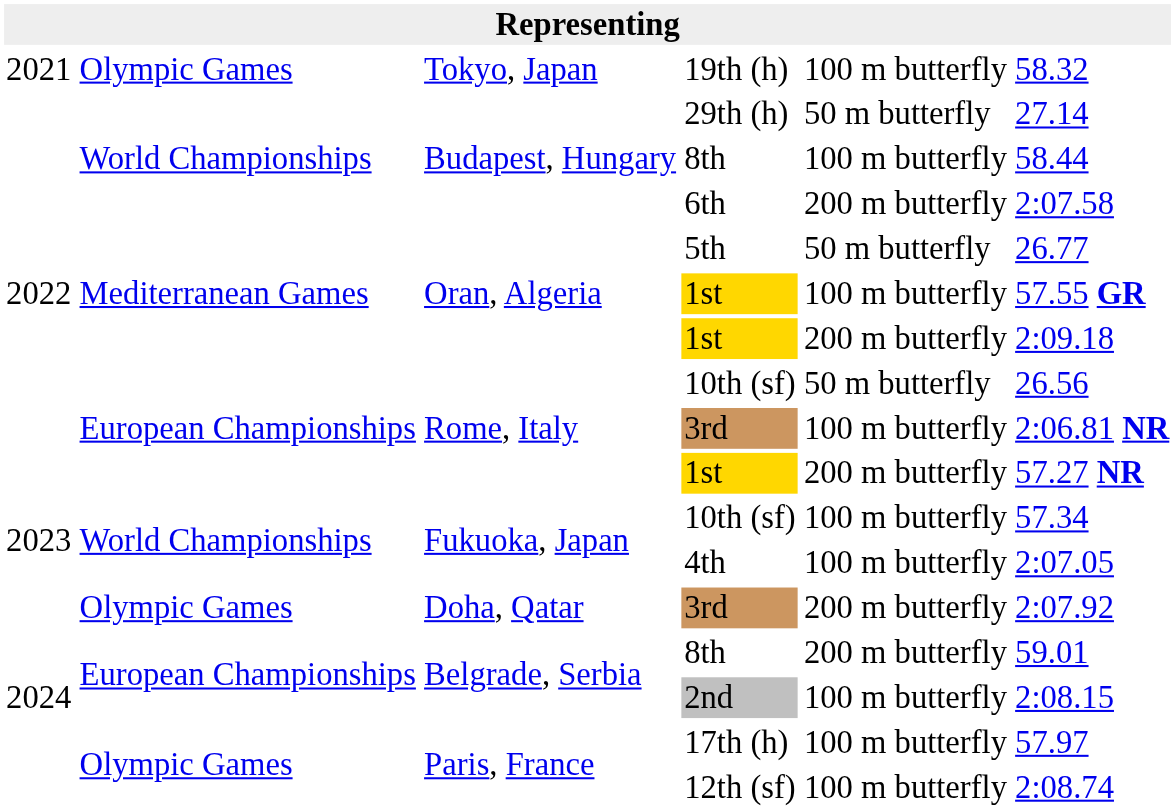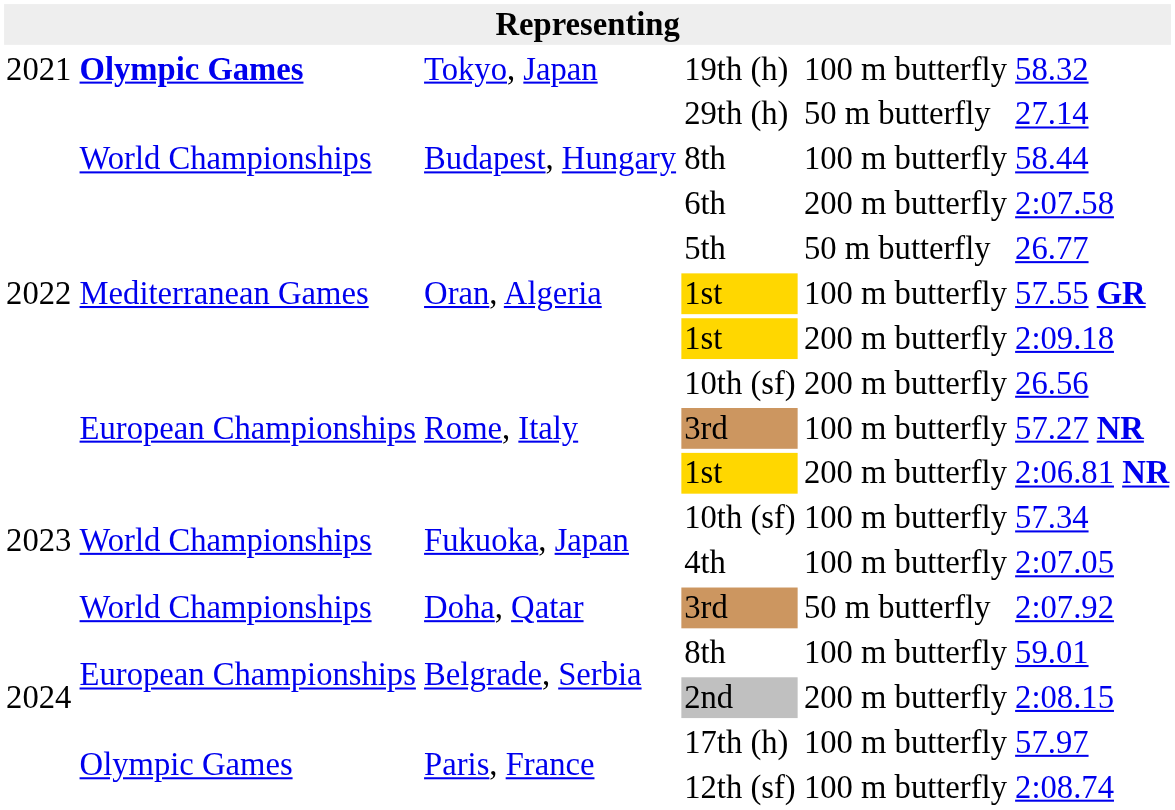(186, 68) normal -> (192, 68) bold
(897, 382) 50 m butterfly -> (905, 382) 200 m butterfly
(1092, 427) 2:06.81 NR -> (1079, 427) 57.27 NR
(1079, 472) 57.27 NR -> (1092, 472) 2:06.81 NR
(186, 607) Olympic Games -> (226, 607) World Championships
(905, 607) 200 m butterfly -> (897, 607) 50 m butterfly
(905, 652) 200 m butterfly -> (905, 652) 100 m butterfly
(905, 697) 100 m butterfly -> (905, 697) 200 m butterfly
